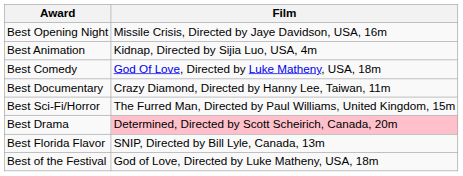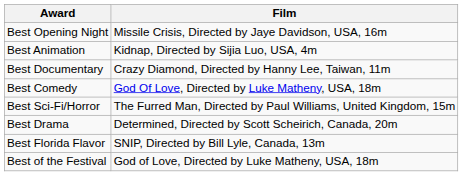rows swapped: (55, 87) <-> (42, 69)
(256, 124) pink background -> (256, 124) no background
